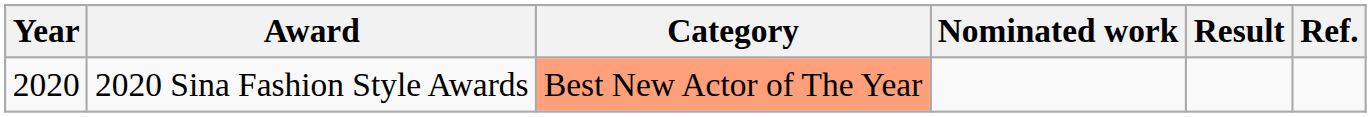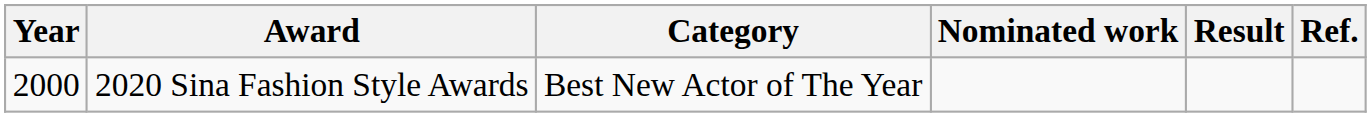(46, 84) 2020 -> (46, 84) 2000
(733, 84) lightsalmon background -> (733, 84) no background
